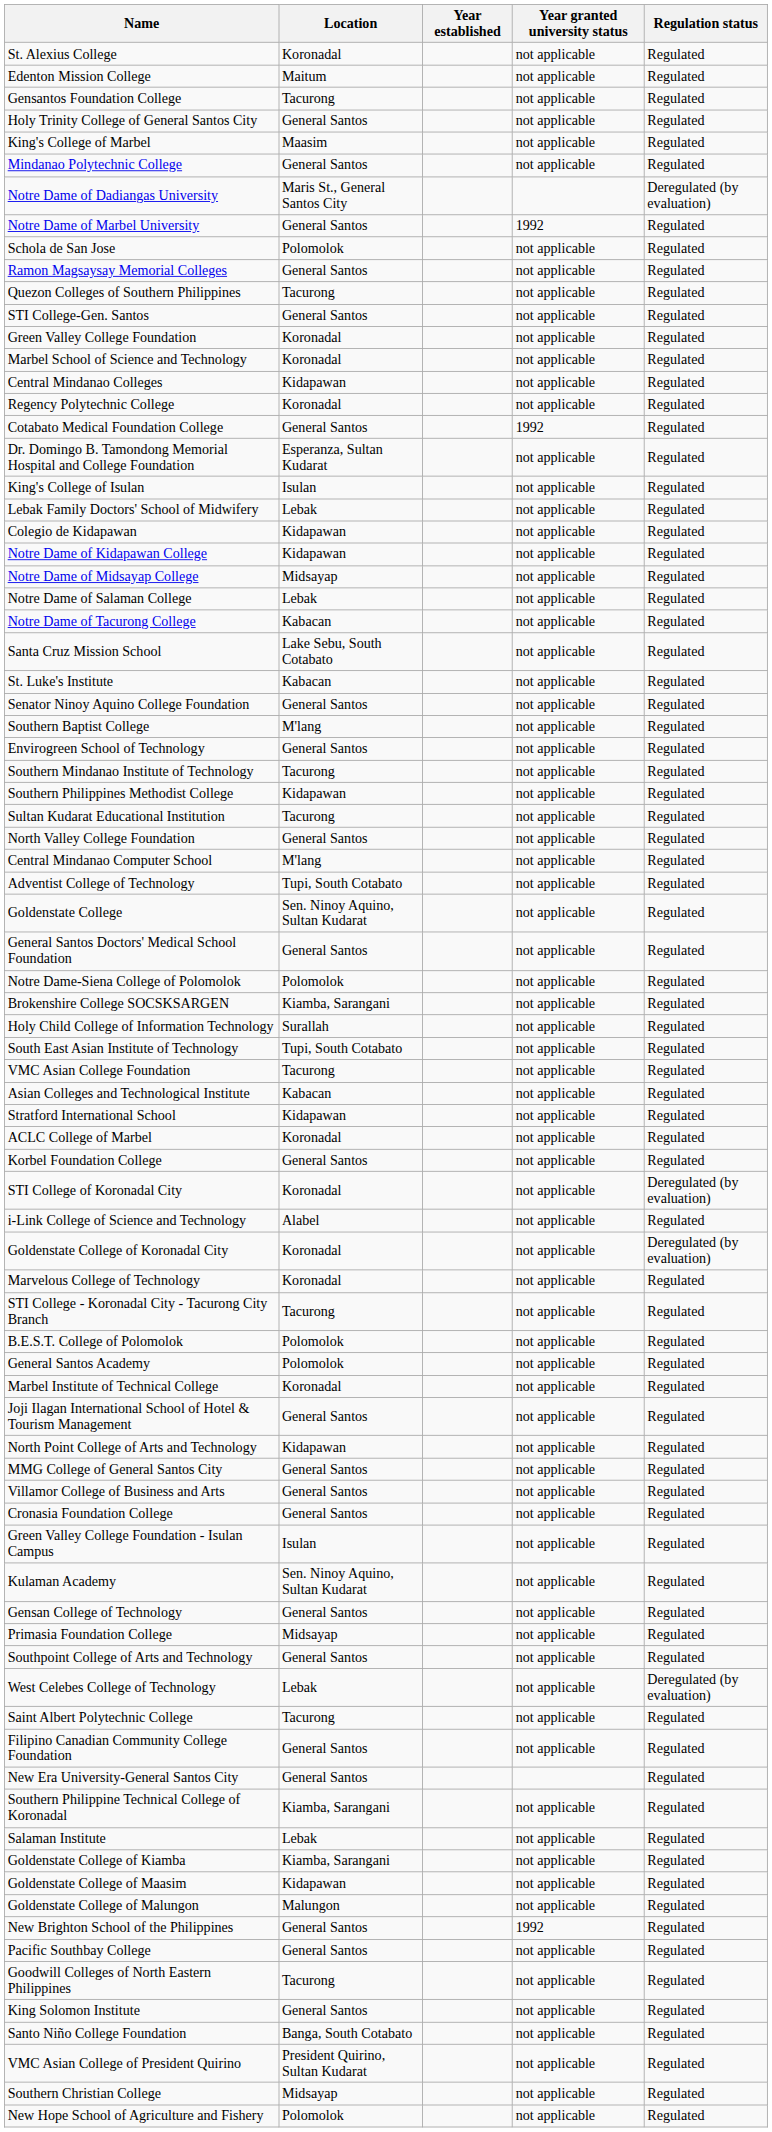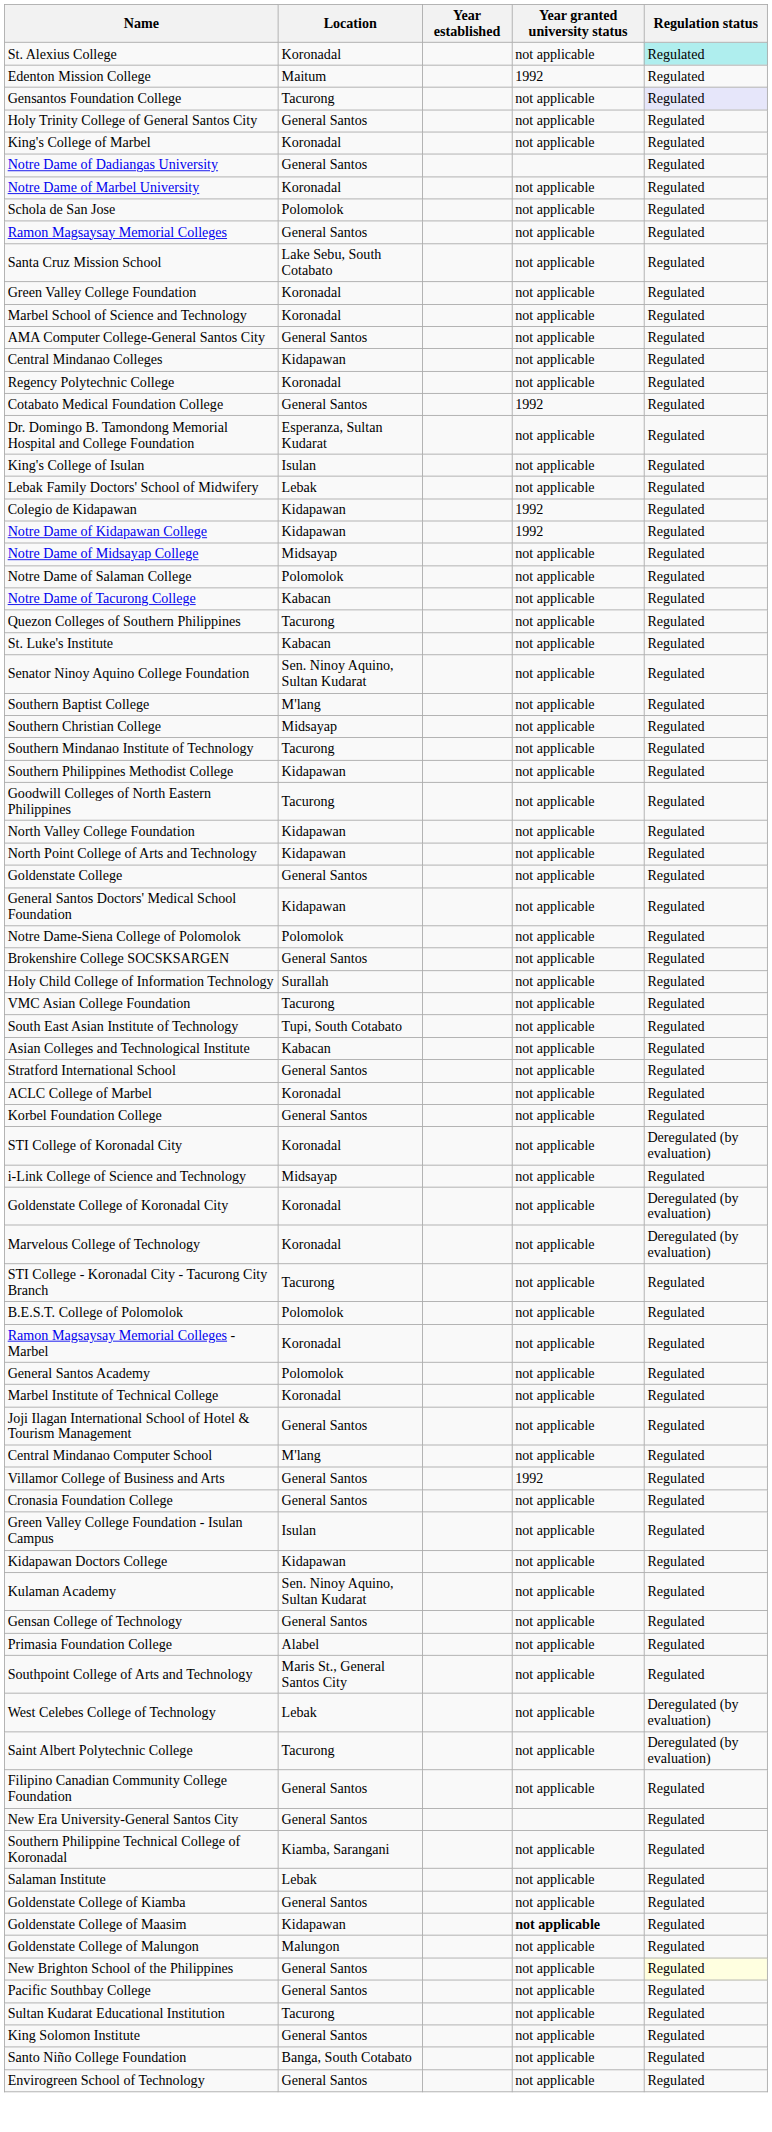(676, 53) no background -> (676, 53) paleturquoise background
(555, 76) not applicable -> (529, 76) 1992
(676, 98) no background -> (676, 98) lavender background
(305, 143) Maasim -> (311, 143) Koronadal
- row: (95, 165)
(334, 195) Maris St., General Santos City -> (324, 165) General Santos
(693, 195) Deregulated (by evaluation) -> (676, 165) Regulated
(325, 225) General Santos -> (311, 187) Koronadal
(530, 225) 1992 -> (555, 187) not applicable
rows swapped: (85, 651) <-> (124, 292)
- row: (78, 315)
+ row: (136, 337)
(555, 532) not applicable -> (529, 509) 1992
(555, 554) not applicable -> (529, 532) 1992
(300, 599) Lebak -> (313, 576) Polomolok
(325, 704) General Santos -> (338, 674) Sen. Ninoy Aquino, Sultan Kudarat
rows swapped: (84, 2093) <-> (106, 748)
rows swapped: (116, 815) <-> (109, 1980)
(325, 838) General Santos -> (314, 831) Kidapawan
rows swapped: (110, 860) <-> (132, 1446)
- row: (101, 882)
(338, 913) Sen. Ninoy Aquino, Sultan Kudarat -> (324, 876) General Santos
(325, 951) General Santos -> (314, 906) Kidapawan
(336, 1003) Kiamba, Sarangani -> (324, 959) General Santos
rows swapped: (123, 1048) <-> (99, 1070)
(314, 1115) Kidapawan -> (324, 1070) General Santos
(301, 1220) Alabel -> (309, 1176) Midsayap
(676, 1281) Regulated -> (693, 1244) Deregulated (by evaluation)
+ row: (121, 1343)
- row: (115, 1469)
(555, 1491) not applicable -> (529, 1478) 1992
+ row: (87, 1561)
(310, 1634) Midsayap -> (300, 1644) Alabel
(325, 1657) General Santos -> (333, 1674) Maris St., General Santos City
(676, 1717) Regulated -> (693, 1750) Deregulated (by evaluation)
(336, 1861) Kiamba, Sarangani -> (324, 1902) General Santos
(555, 1883) normal -> (558, 1924) bold
(530, 1928) 1992 -> (555, 1969) not applicable
(676, 1928) no background -> (676, 1969) lightyellow background
- row: (124, 2063)
- row: (136, 2116)
